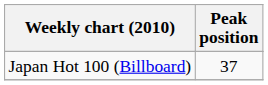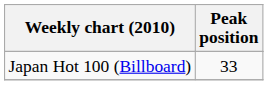(229, 65) 37 -> (229, 65) 33
